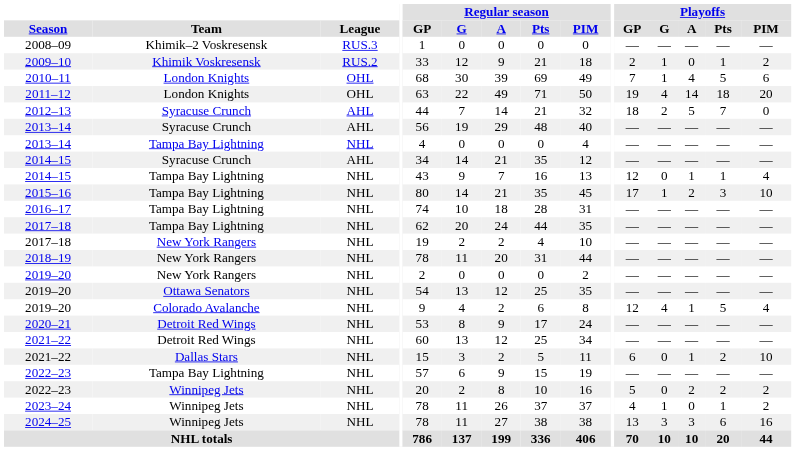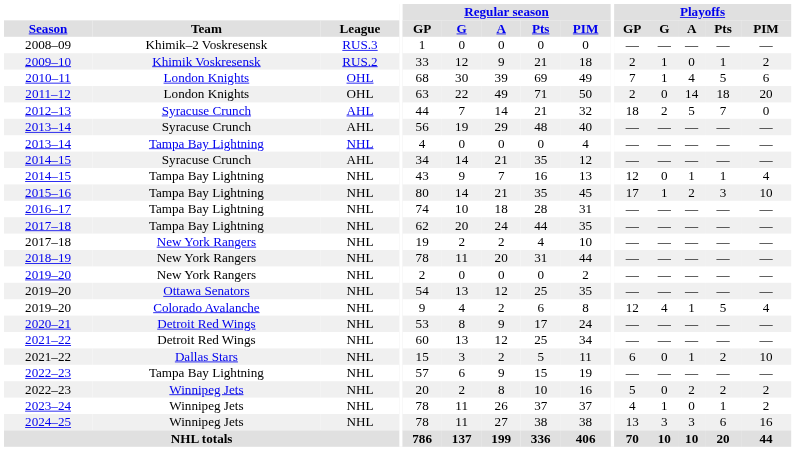(632, 94) 19 -> (632, 94) 2
(664, 94) 4 -> (664, 94) 0
